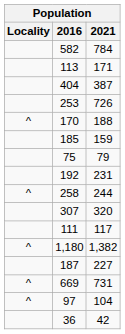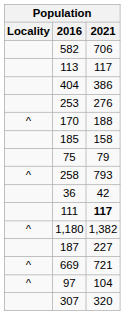(103, 49) 784 -> (103, 49) 706
(103, 67) 171 -> (103, 67) 117
(103, 85) 387 -> (103, 85) 386
(103, 103) 726 -> (103, 103) 276
(103, 139) 159 -> (103, 139) 158
- row: (69, 175)
(103, 193) 244 -> (103, 175) 793
rows swapped: (69, 319) <-> (69, 211)
(103, 229) normal -> (103, 211) bold
(103, 283) 731 -> (103, 265) 721
